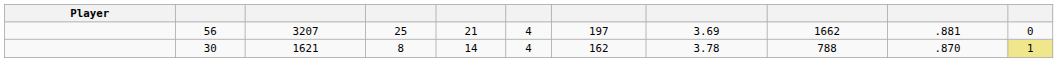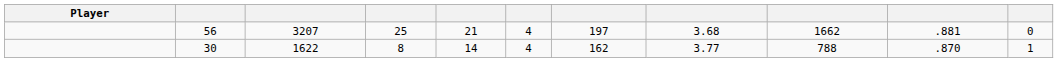(707, 31) 3.69 -> (707, 31) 3.68
(305, 48) 1621 -> (305, 48) 1622
(707, 48) 3.78 -> (707, 48) 3.77
(1030, 48) khaki background -> (1030, 48) no background
